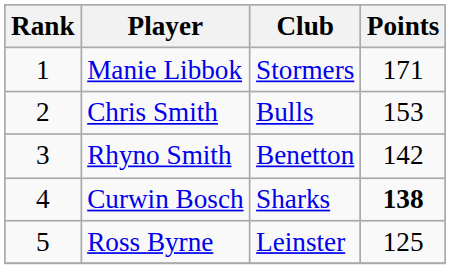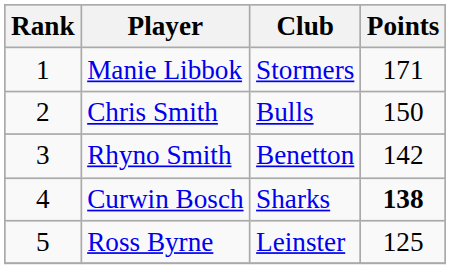(403, 112) 153 -> (403, 112) 150
